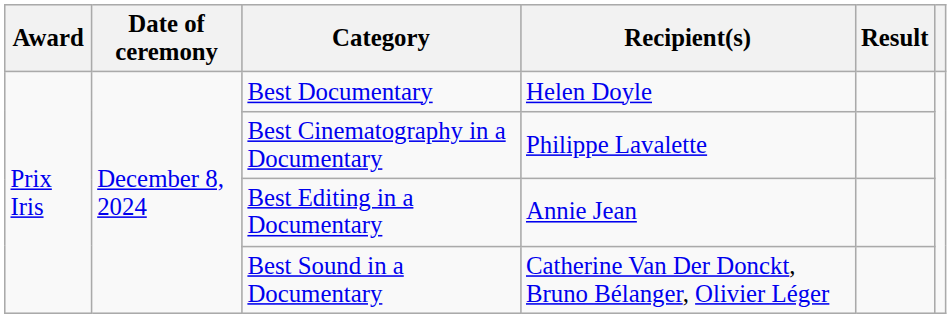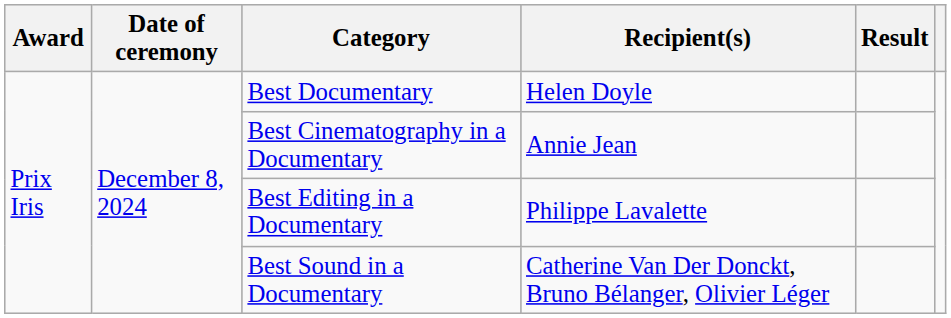(617, 144) Philippe Lavalette -> (581, 144) Annie Jean
(581, 211) Annie Jean -> (617, 211) Philippe Lavalette
